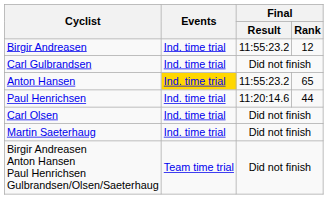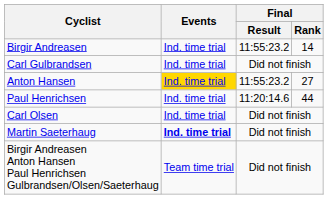(307, 47) 12 -> (307, 47) 14
(307, 82) 65 -> (307, 82) 27
(195, 133) normal -> (197, 133) bold
